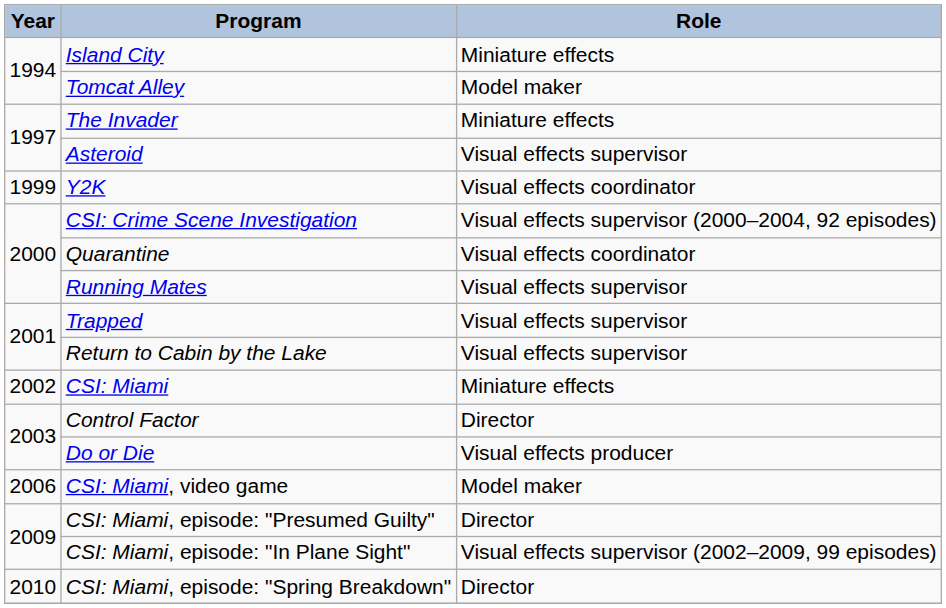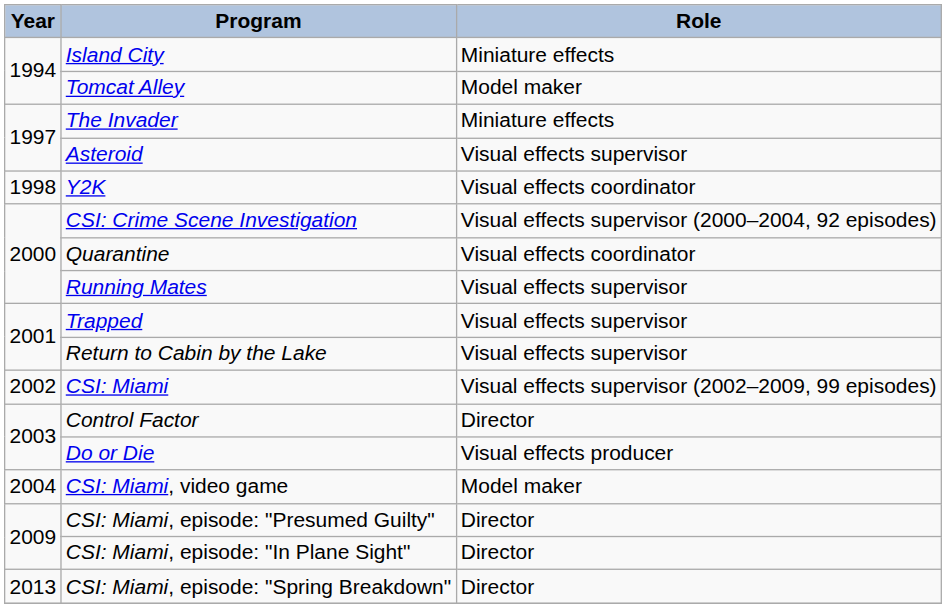(33, 187) 1999 -> (33, 187) 1998
(537, 386) Miniature effects -> (699, 386) Visual effects supervisor (2002–2009, 99 episodes)
(33, 486) 2006 -> (33, 486) 2004
(699, 552) Visual effects supervisor (2002–2009, 99 episodes) -> (497, 552) Director
(33, 586) 2010 -> (33, 586) 2013
